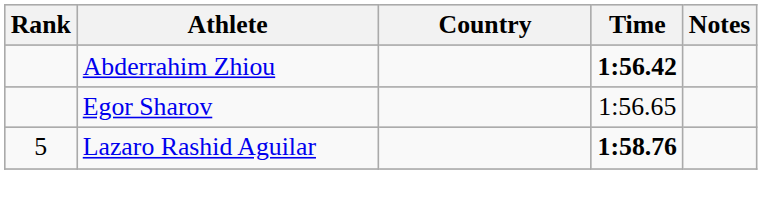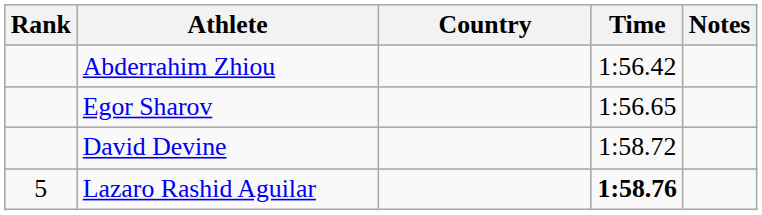(637, 65) bold -> (637, 65) normal
+ row: (155, 147)
